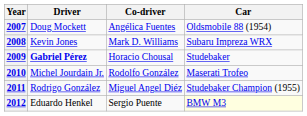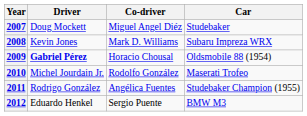(142, 27) Angélica Fuentes -> (145, 27) Miguel Angel Diéz
(229, 27) Oldsmobile 88 (1954) -> (208, 27) Studebaker
(208, 57) Studebaker -> (229, 57) Oldsmobile 88 (1954)
(145, 88) Miguel Angel Diéz -> (142, 88) Angélica Fuentes
(206, 103) lightyellow background -> (206, 103) no background
